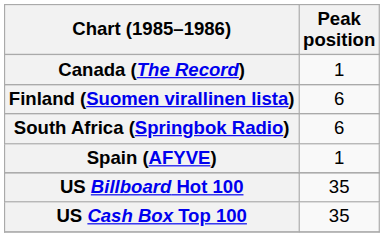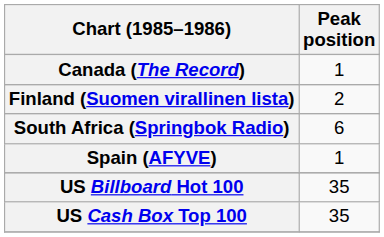(339, 98) 6 -> (339, 98) 2
